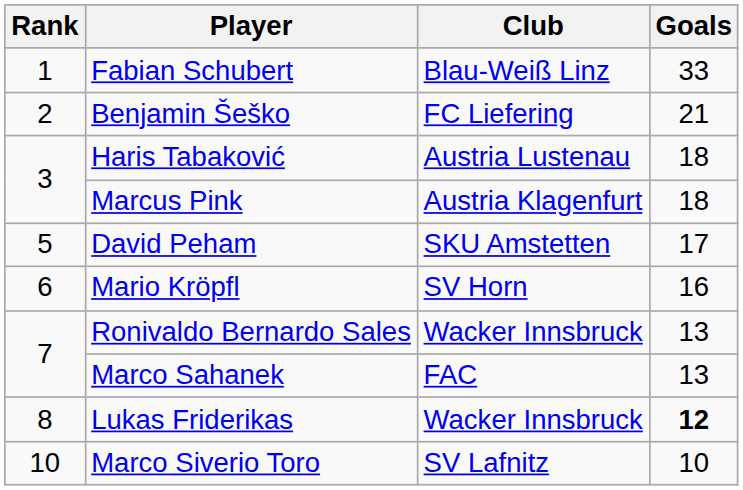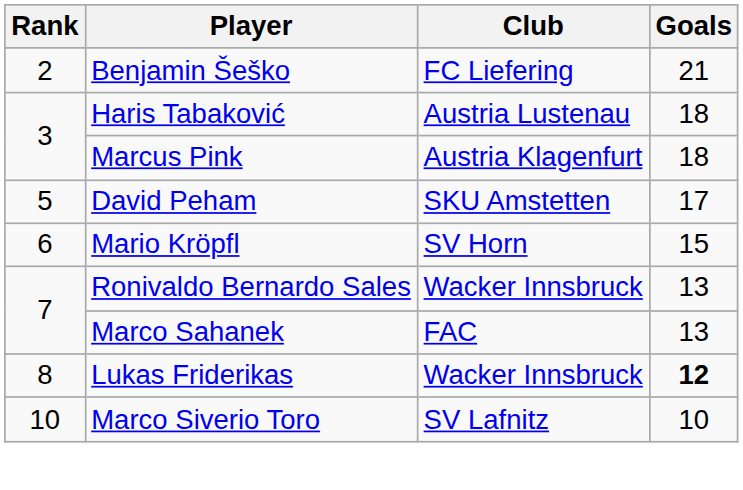- row: (192, 69)
(694, 288) 16 -> (694, 244) 15
